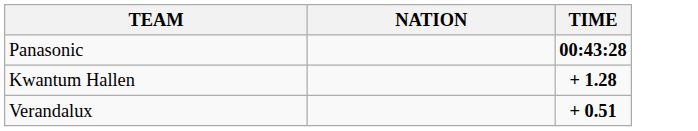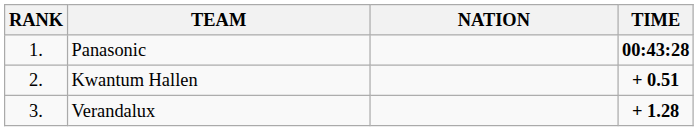+ column: (36, 19)
(593, 80) + 1.28 -> (656, 80) + 0.51
(593, 110) + 0.51 -> (656, 110) + 1.28
